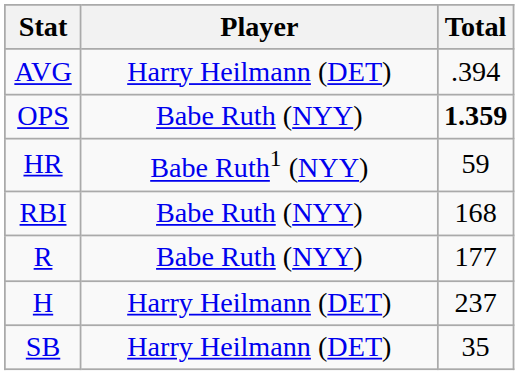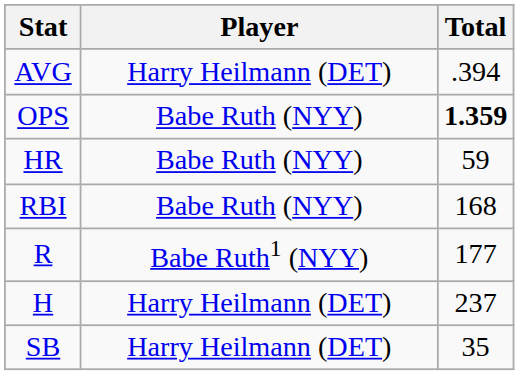(259, 164) Babe Ruth1 (NYY) -> (259, 160) Babe Ruth (NYY)
(259, 257) Babe Ruth (NYY) -> (259, 253) Babe Ruth1 (NYY)
